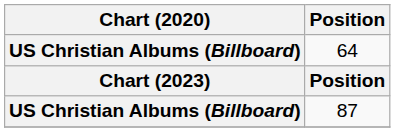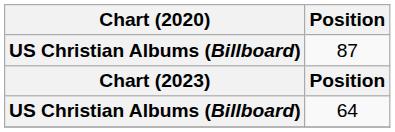rows swapped: (347, 50) <-> (347, 111)
